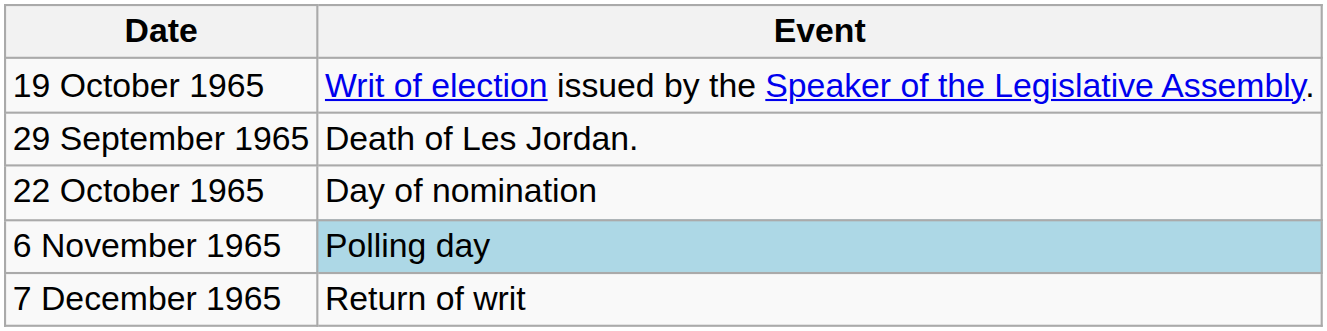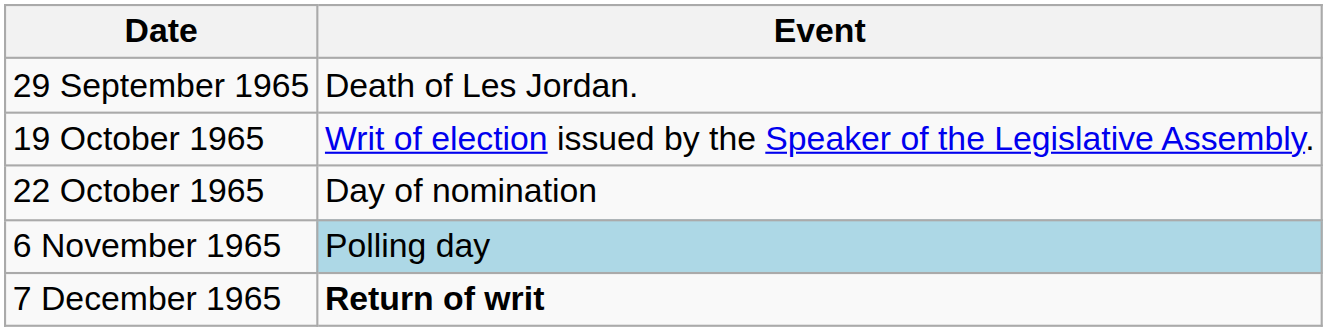rows swapped: (161, 138) <-> (139, 84)
(425, 298) normal -> (435, 298) bold
